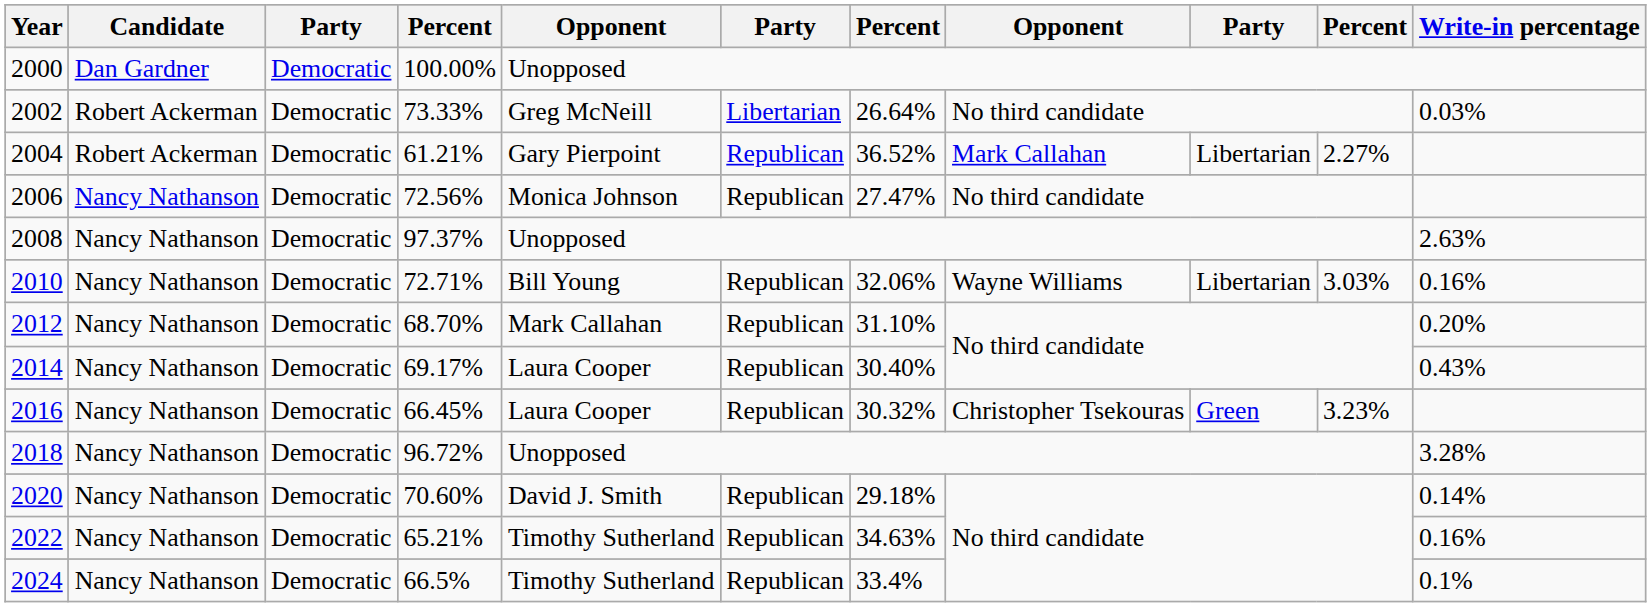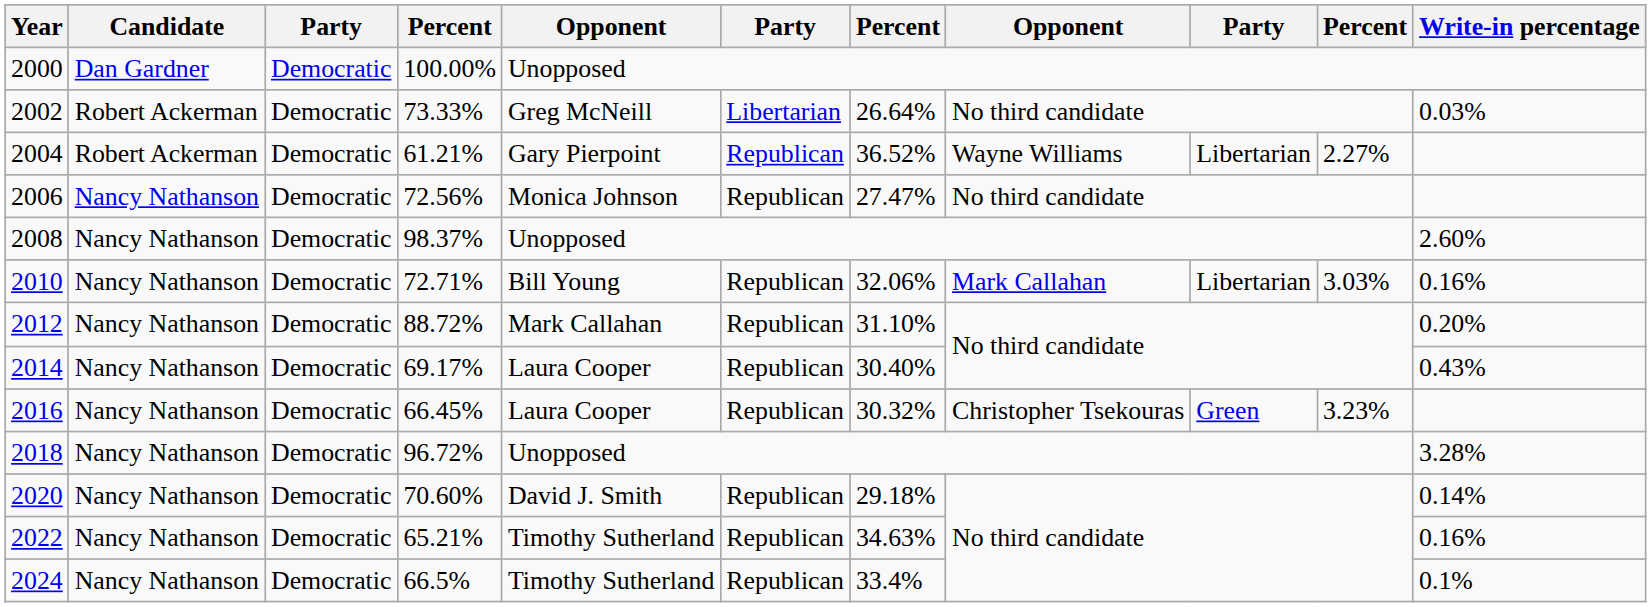(1029, 153) Mark Callahan -> (1037, 153) Wayne Williams
(443, 238) 97.37% -> (443, 238) 98.37%
(1452, 238) 2.63% -> (1452, 238) 2.60%
(1037, 281) Wayne Williams -> (1029, 281) Mark Callahan
(443, 324) 68.70% -> (443, 324) 88.72%
